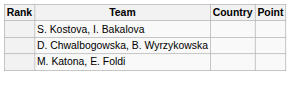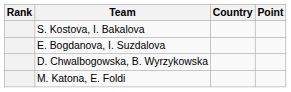+ row: (101, 45)
